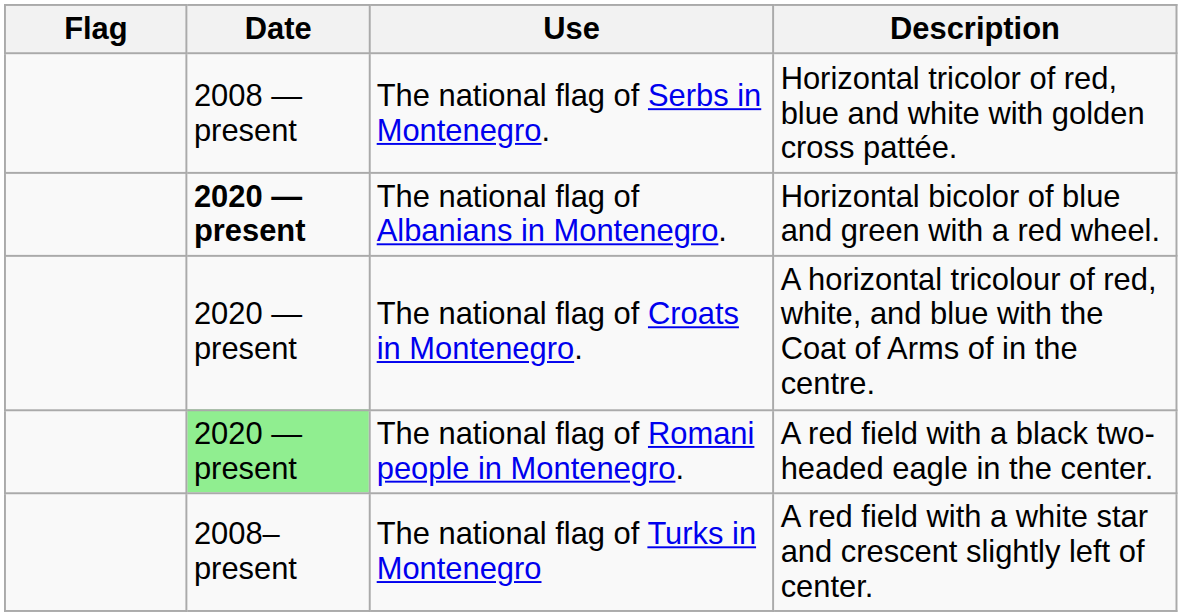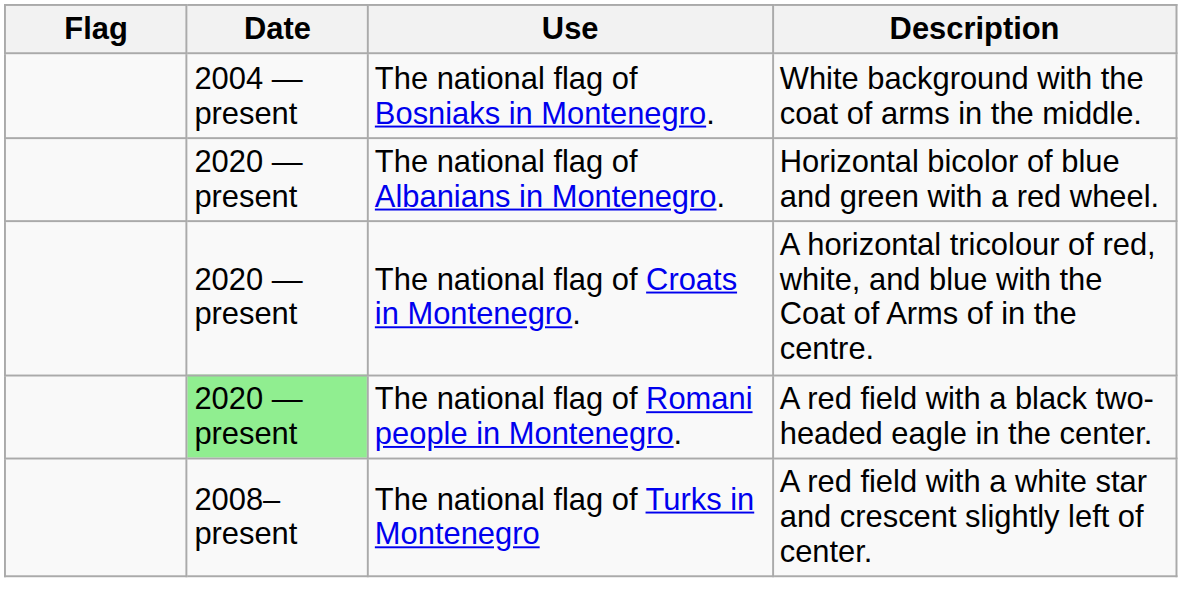- row: (569, 112)
+ row: (545, 95)
(250, 213) bold -> (248, 179) normal
